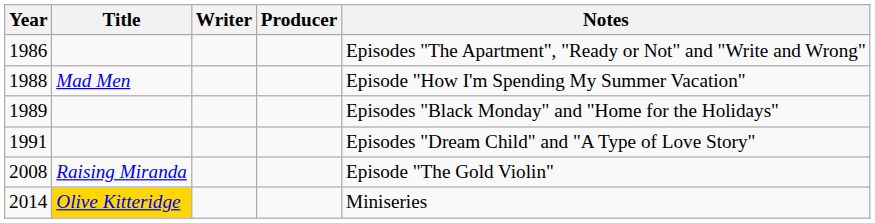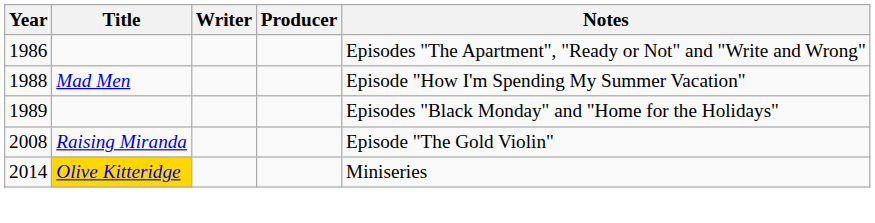- row: (28, 141)
